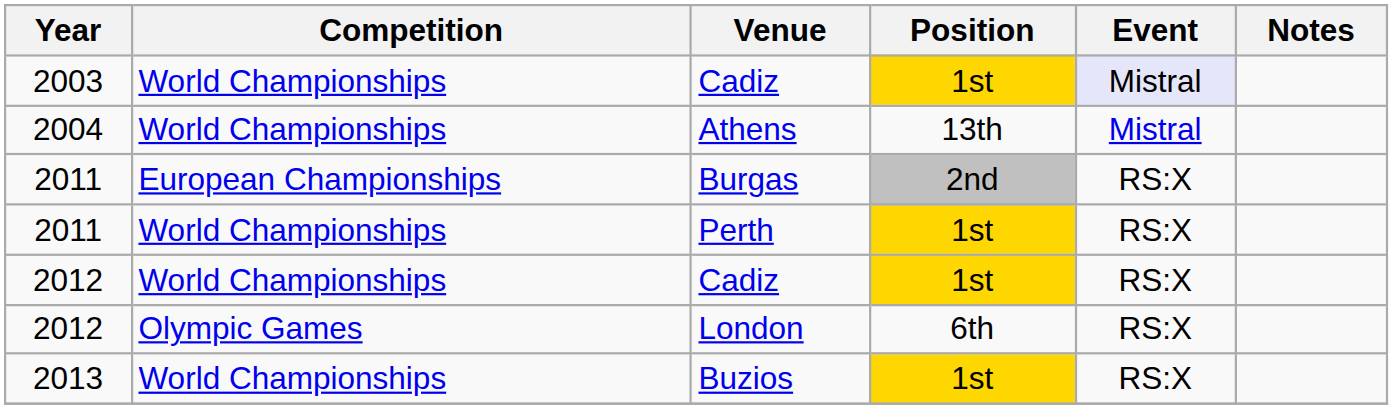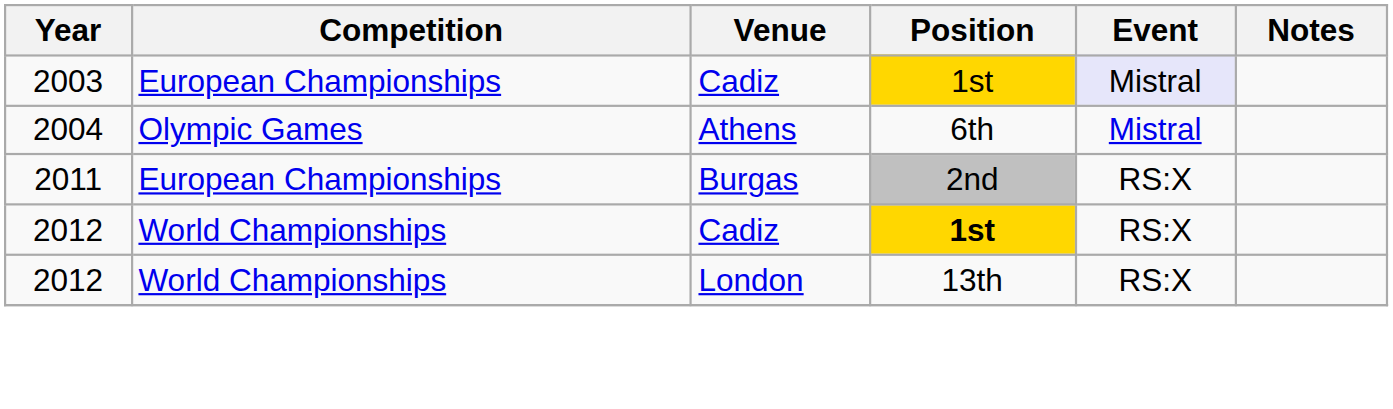(292, 80) World Championships -> (320, 80) European Championships
(292, 130) World Championships -> (251, 130) Olympic Games
(972, 130) 13th -> (972, 130) 6th
- row: (68, 230)
(972, 280) normal -> (972, 230) bold
(251, 329) Olympic Games -> (292, 280) World Championships
(972, 329) 6th -> (972, 280) 13th
- row: (68, 379)
